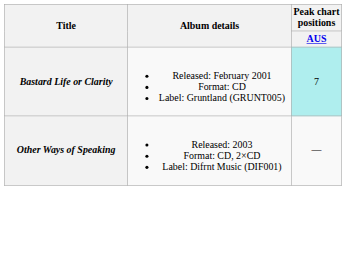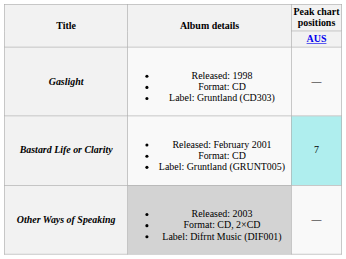+ row: (66, 81)
(210, 156) no background -> (210, 225) lightgrey background
